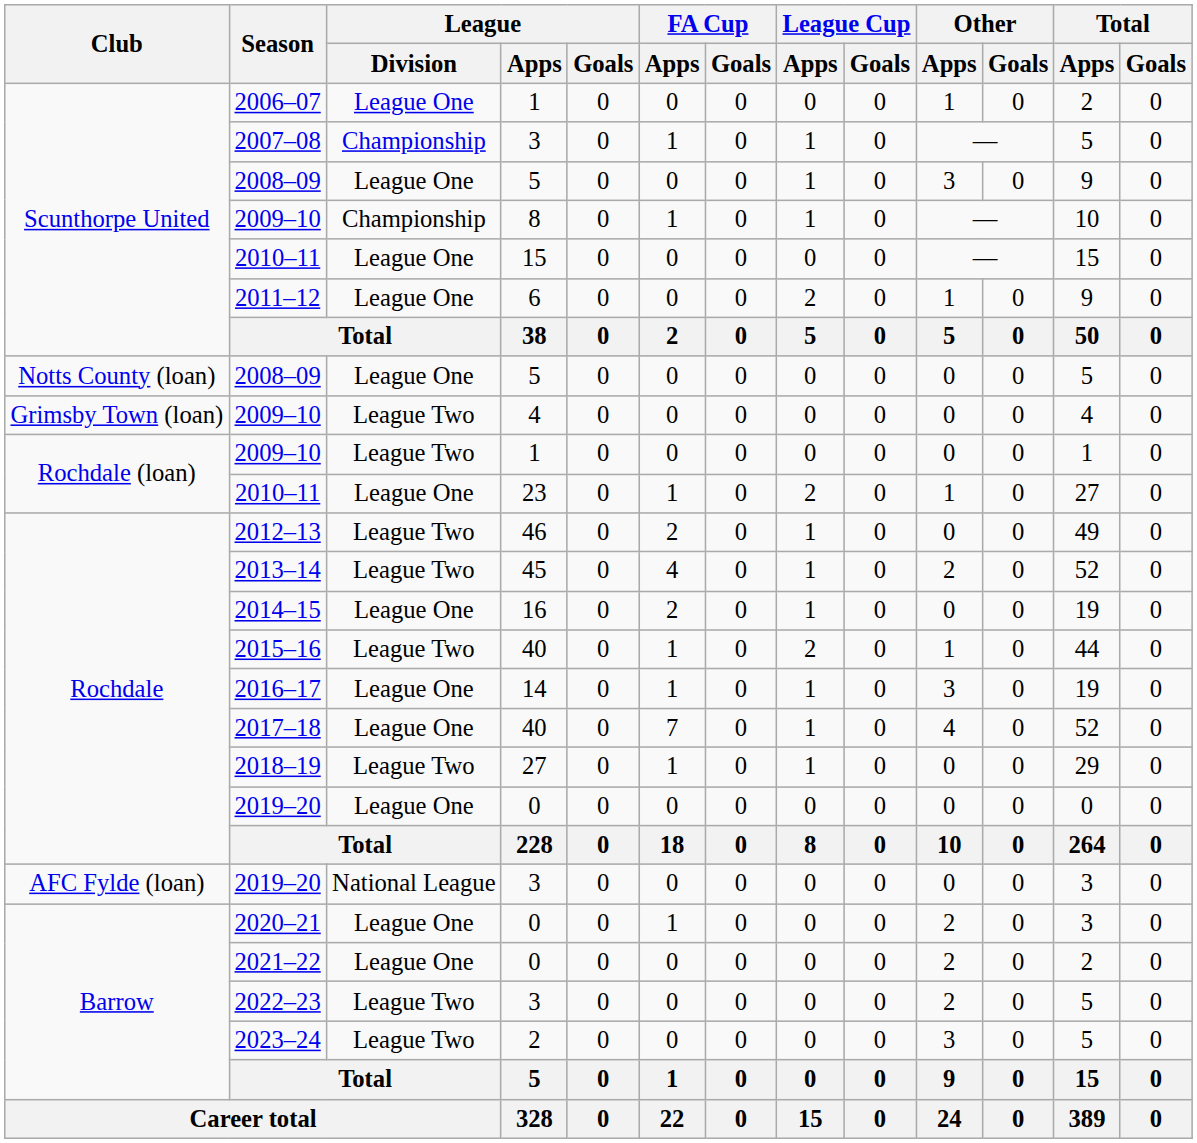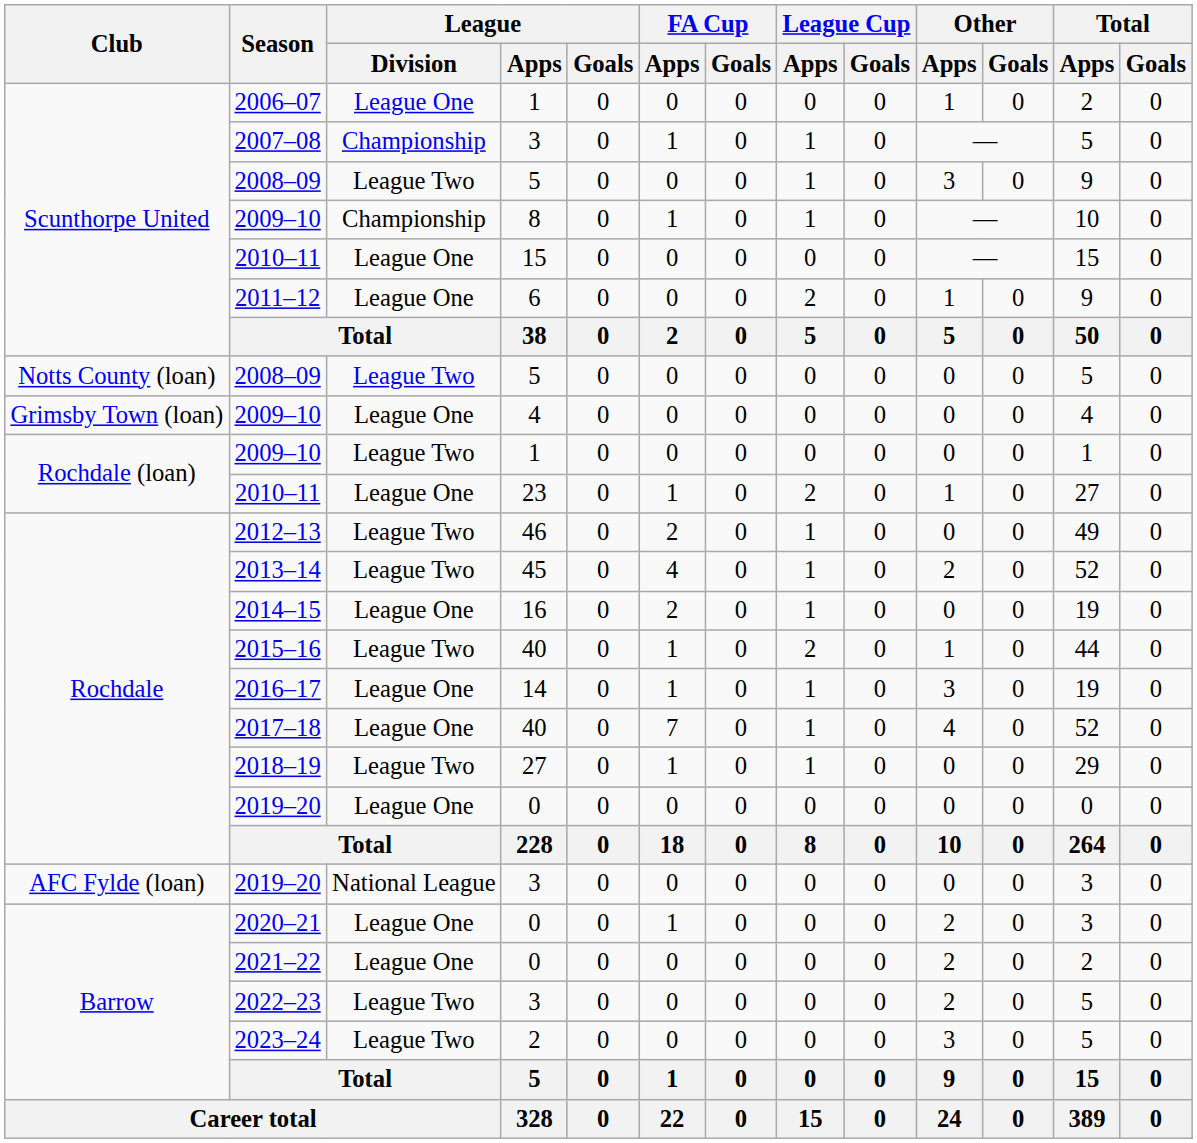(414, 180) League One -> (414, 180) League Two
(414, 375) League One -> (414, 375) League Two
(414, 414) League Two -> (414, 414) League One
